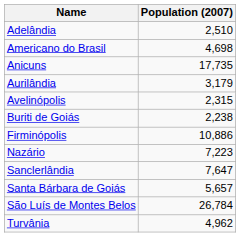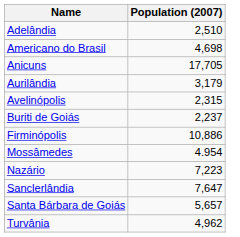(216, 65) 17,735 -> (206, 65) 17,705
(219, 118) 2,238 -> (209, 118) 2,237
+ row: (40, 153)
- row: (71, 205)
